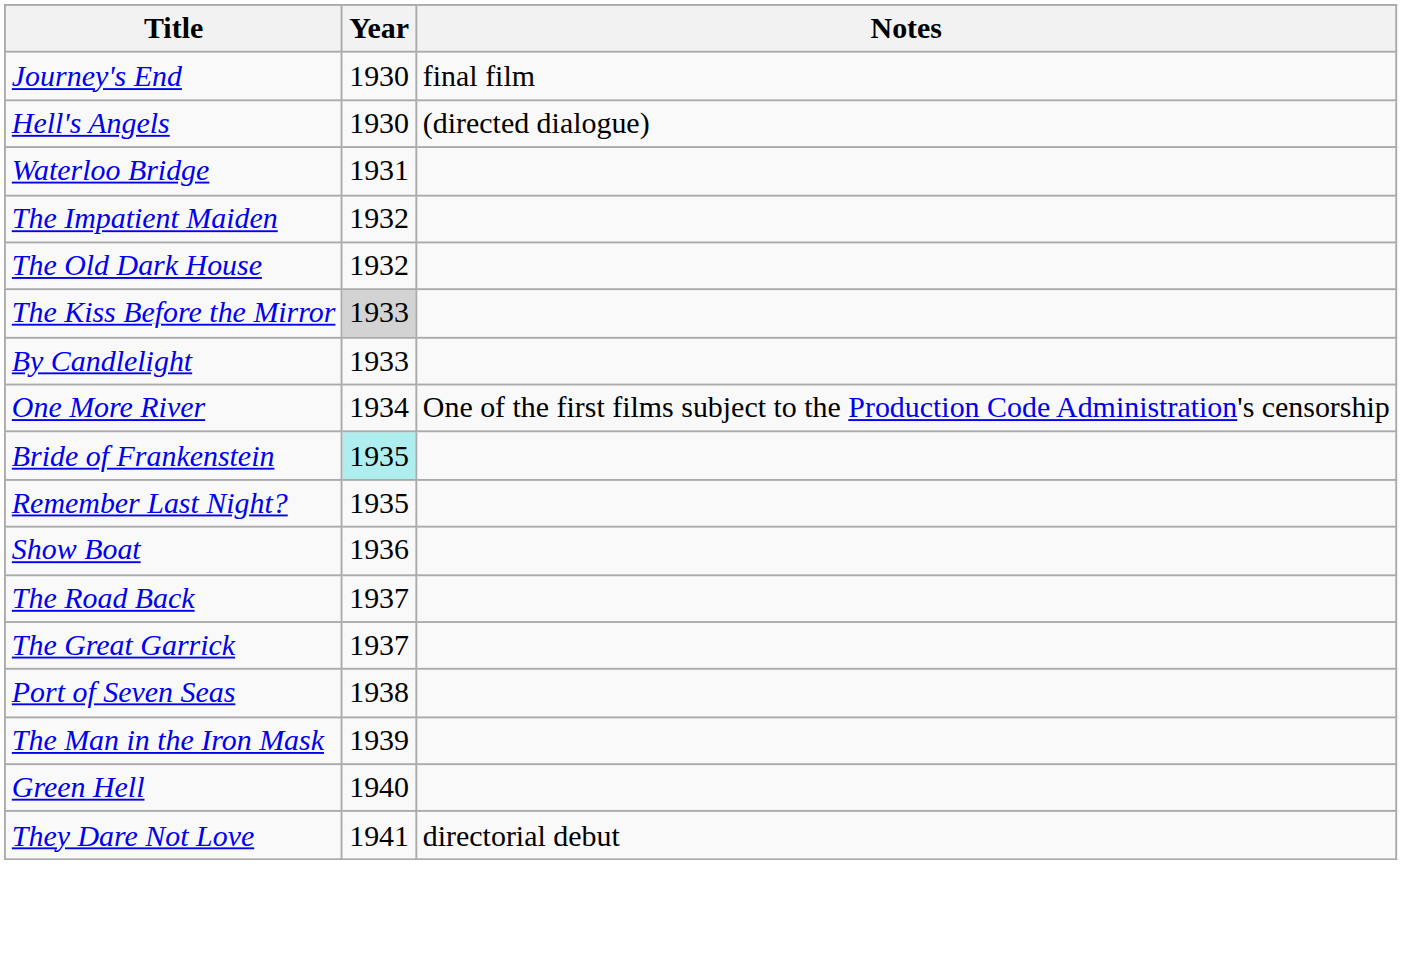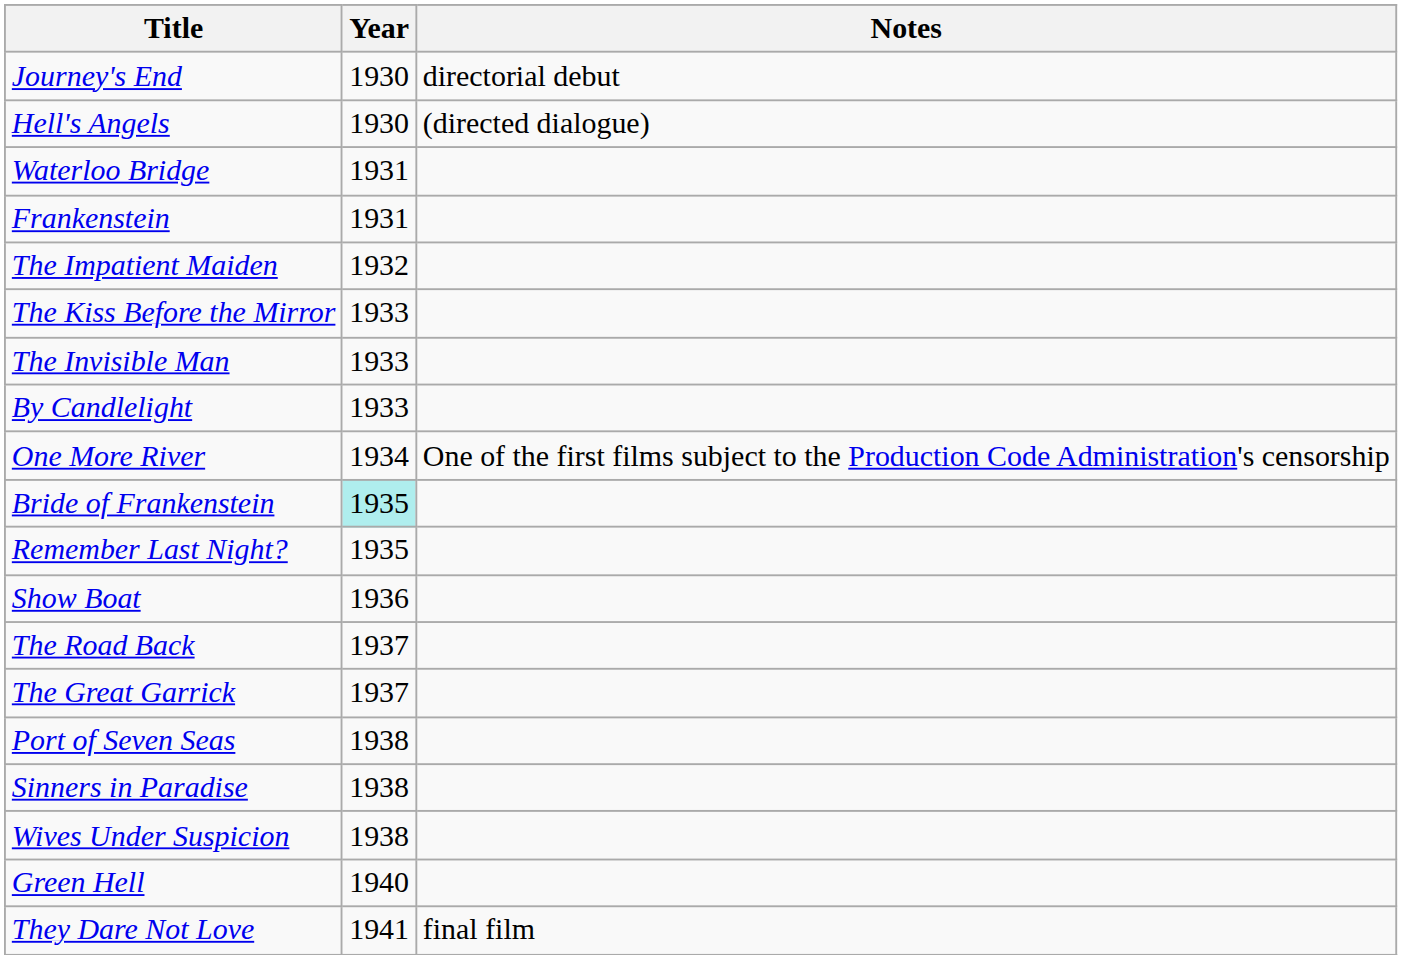(479, 75) final film -> (521, 75) directorial debut
+ row: (91, 218)
- row: (137, 265)
(379, 312) lightgrey background -> (379, 312) no background
+ row: (121, 360)
+ row: (130, 787)
+ row: (151, 834)
- row: (168, 739)
(521, 834) directorial debut -> (479, 929) final film
